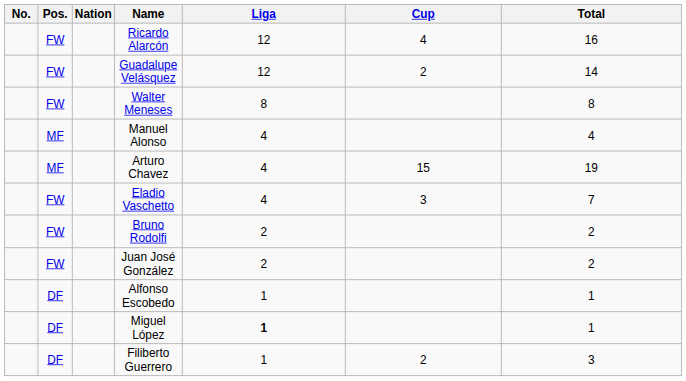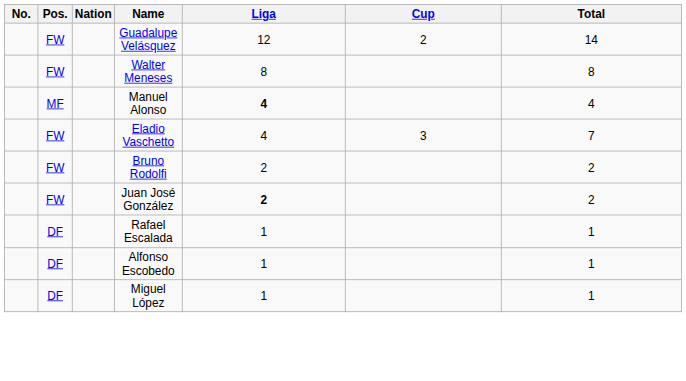- row: (148, 39)
(264, 135) normal -> (264, 103) bold
- row: (148, 167)
(264, 264) normal -> (264, 200) bold
+ row: (148, 232)
(264, 328) bold -> (264, 296) normal
- row: (148, 360)
